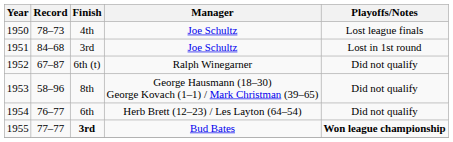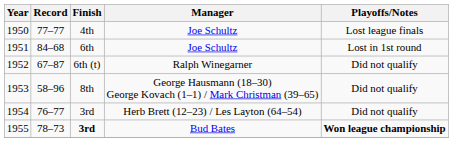(51, 30) 78–73 -> (51, 30) 77–77
(87, 47) 3rd -> (87, 47) 6th
(87, 111) 6th -> (87, 111) 3rd
(51, 128) 77–77 -> (51, 128) 78–73
